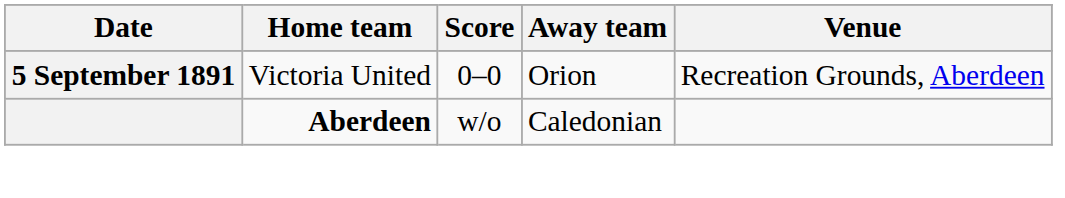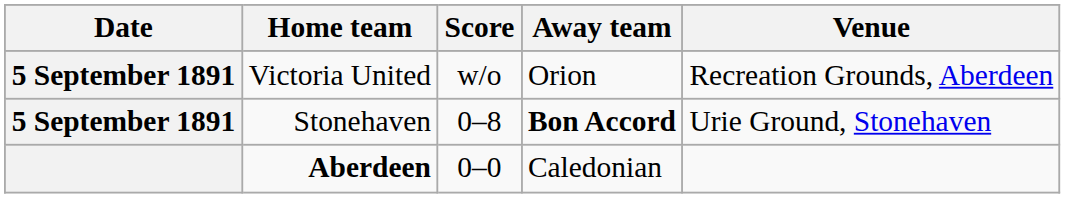(479, 74) 0–0 -> (479, 74) w/o
+ row: (362, 121)
(479, 121) w/o -> (479, 167) 0–0
